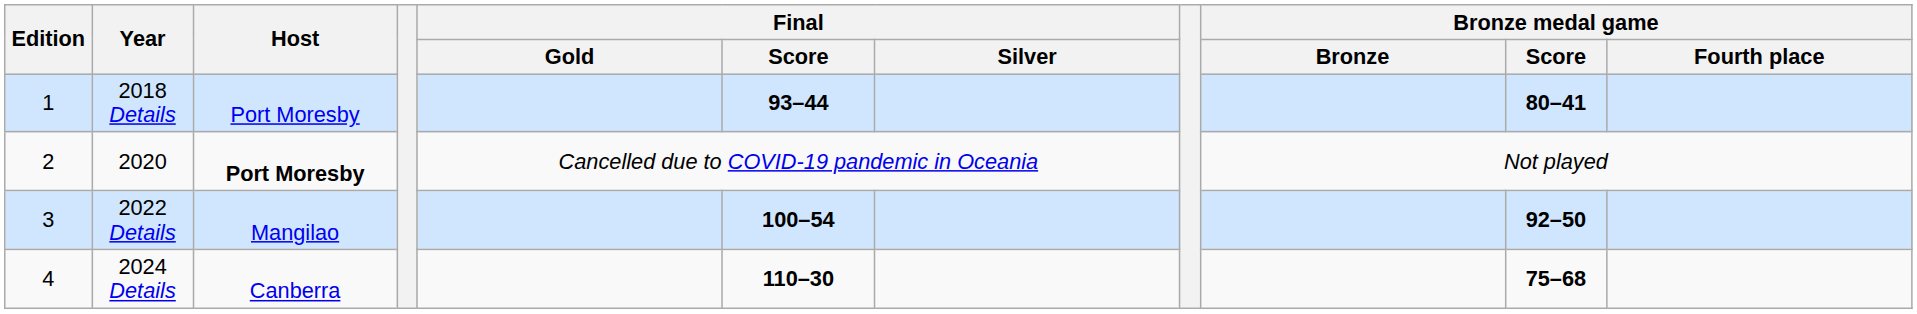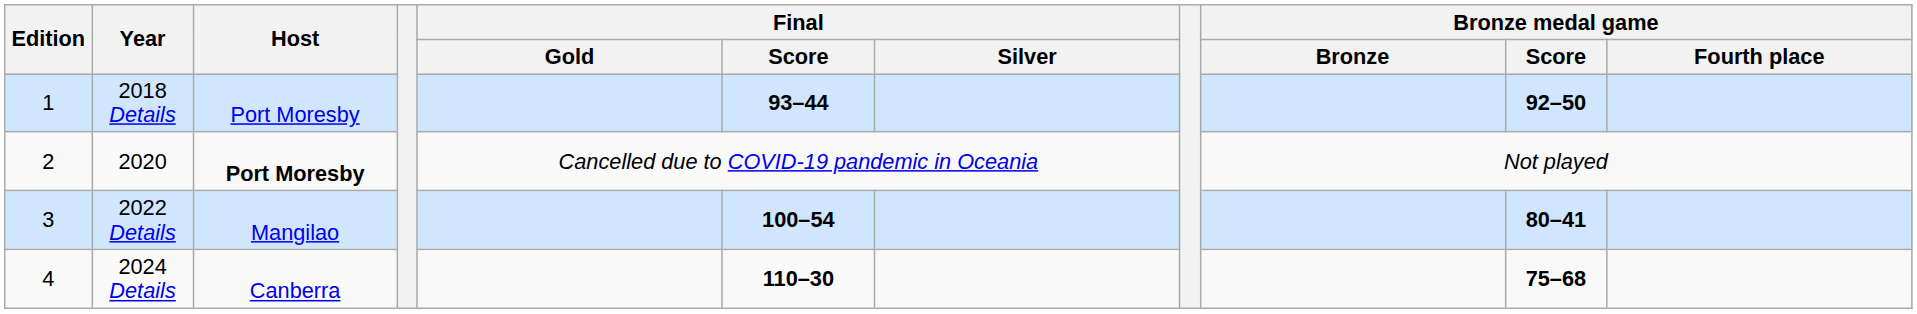(1556, 103) 80–41 -> (1556, 103) 92–50
(1556, 220) 92–50 -> (1556, 220) 80–41
